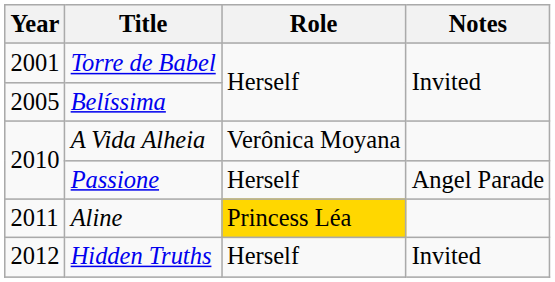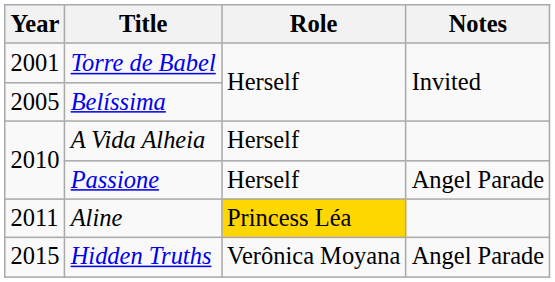(314, 140) Verônica Moyana -> (263, 140) Herself
(35, 256) 2012 -> (35, 256) 2015
(263, 256) Herself -> (314, 256) Verônica Moyana
(446, 256) Invited -> (478, 256) Angel Parade
